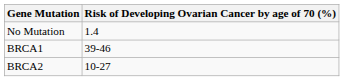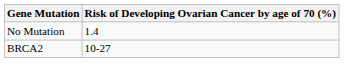- row: (25, 48)
